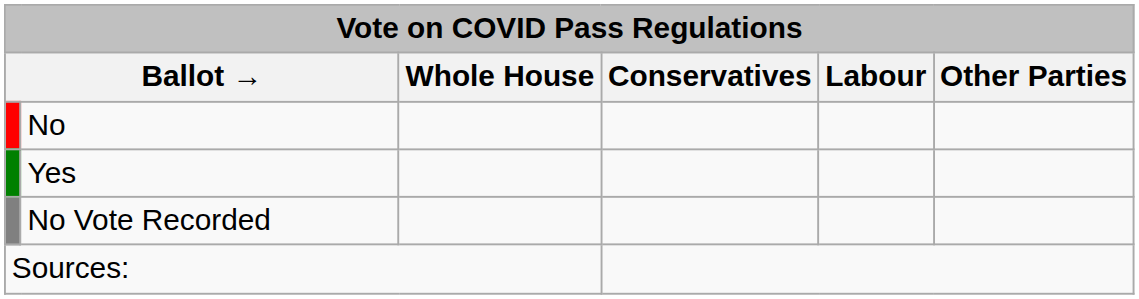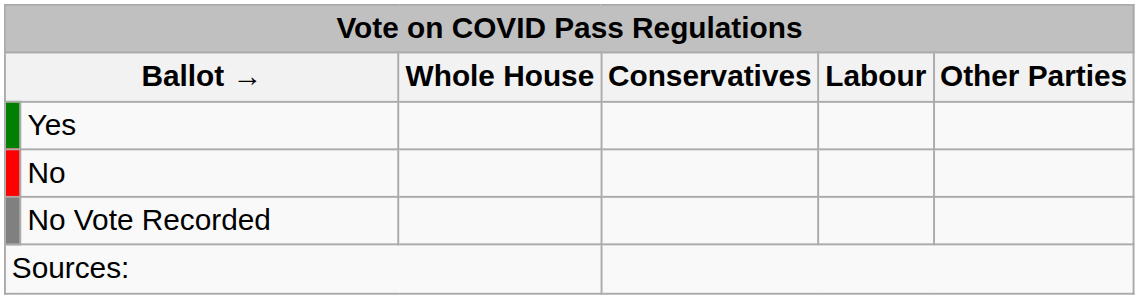rows swapped: (52, 172) <-> (47, 124)
